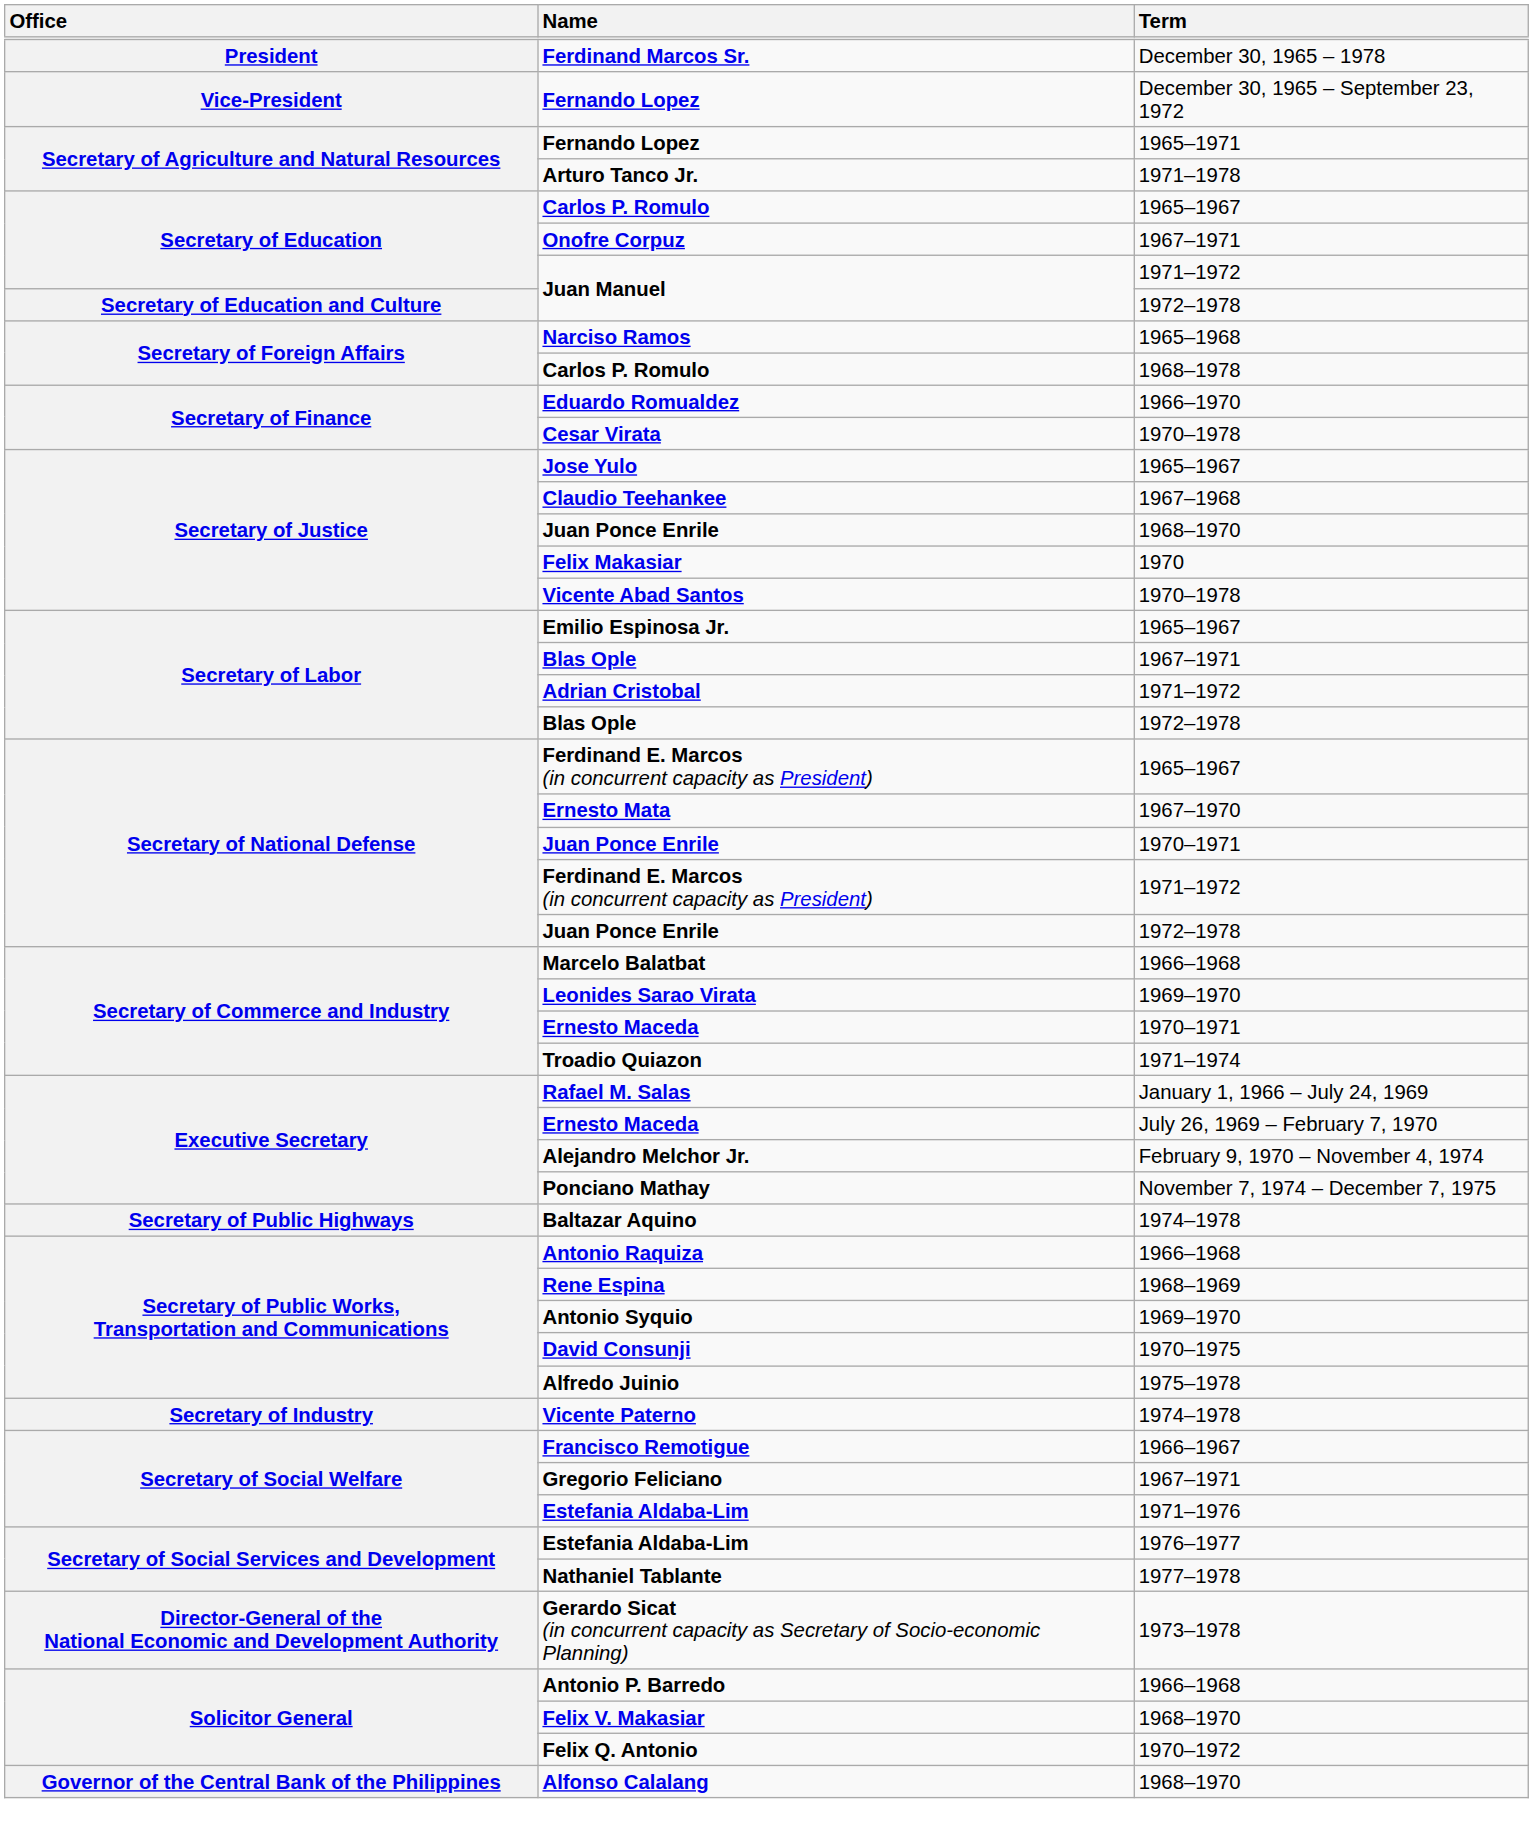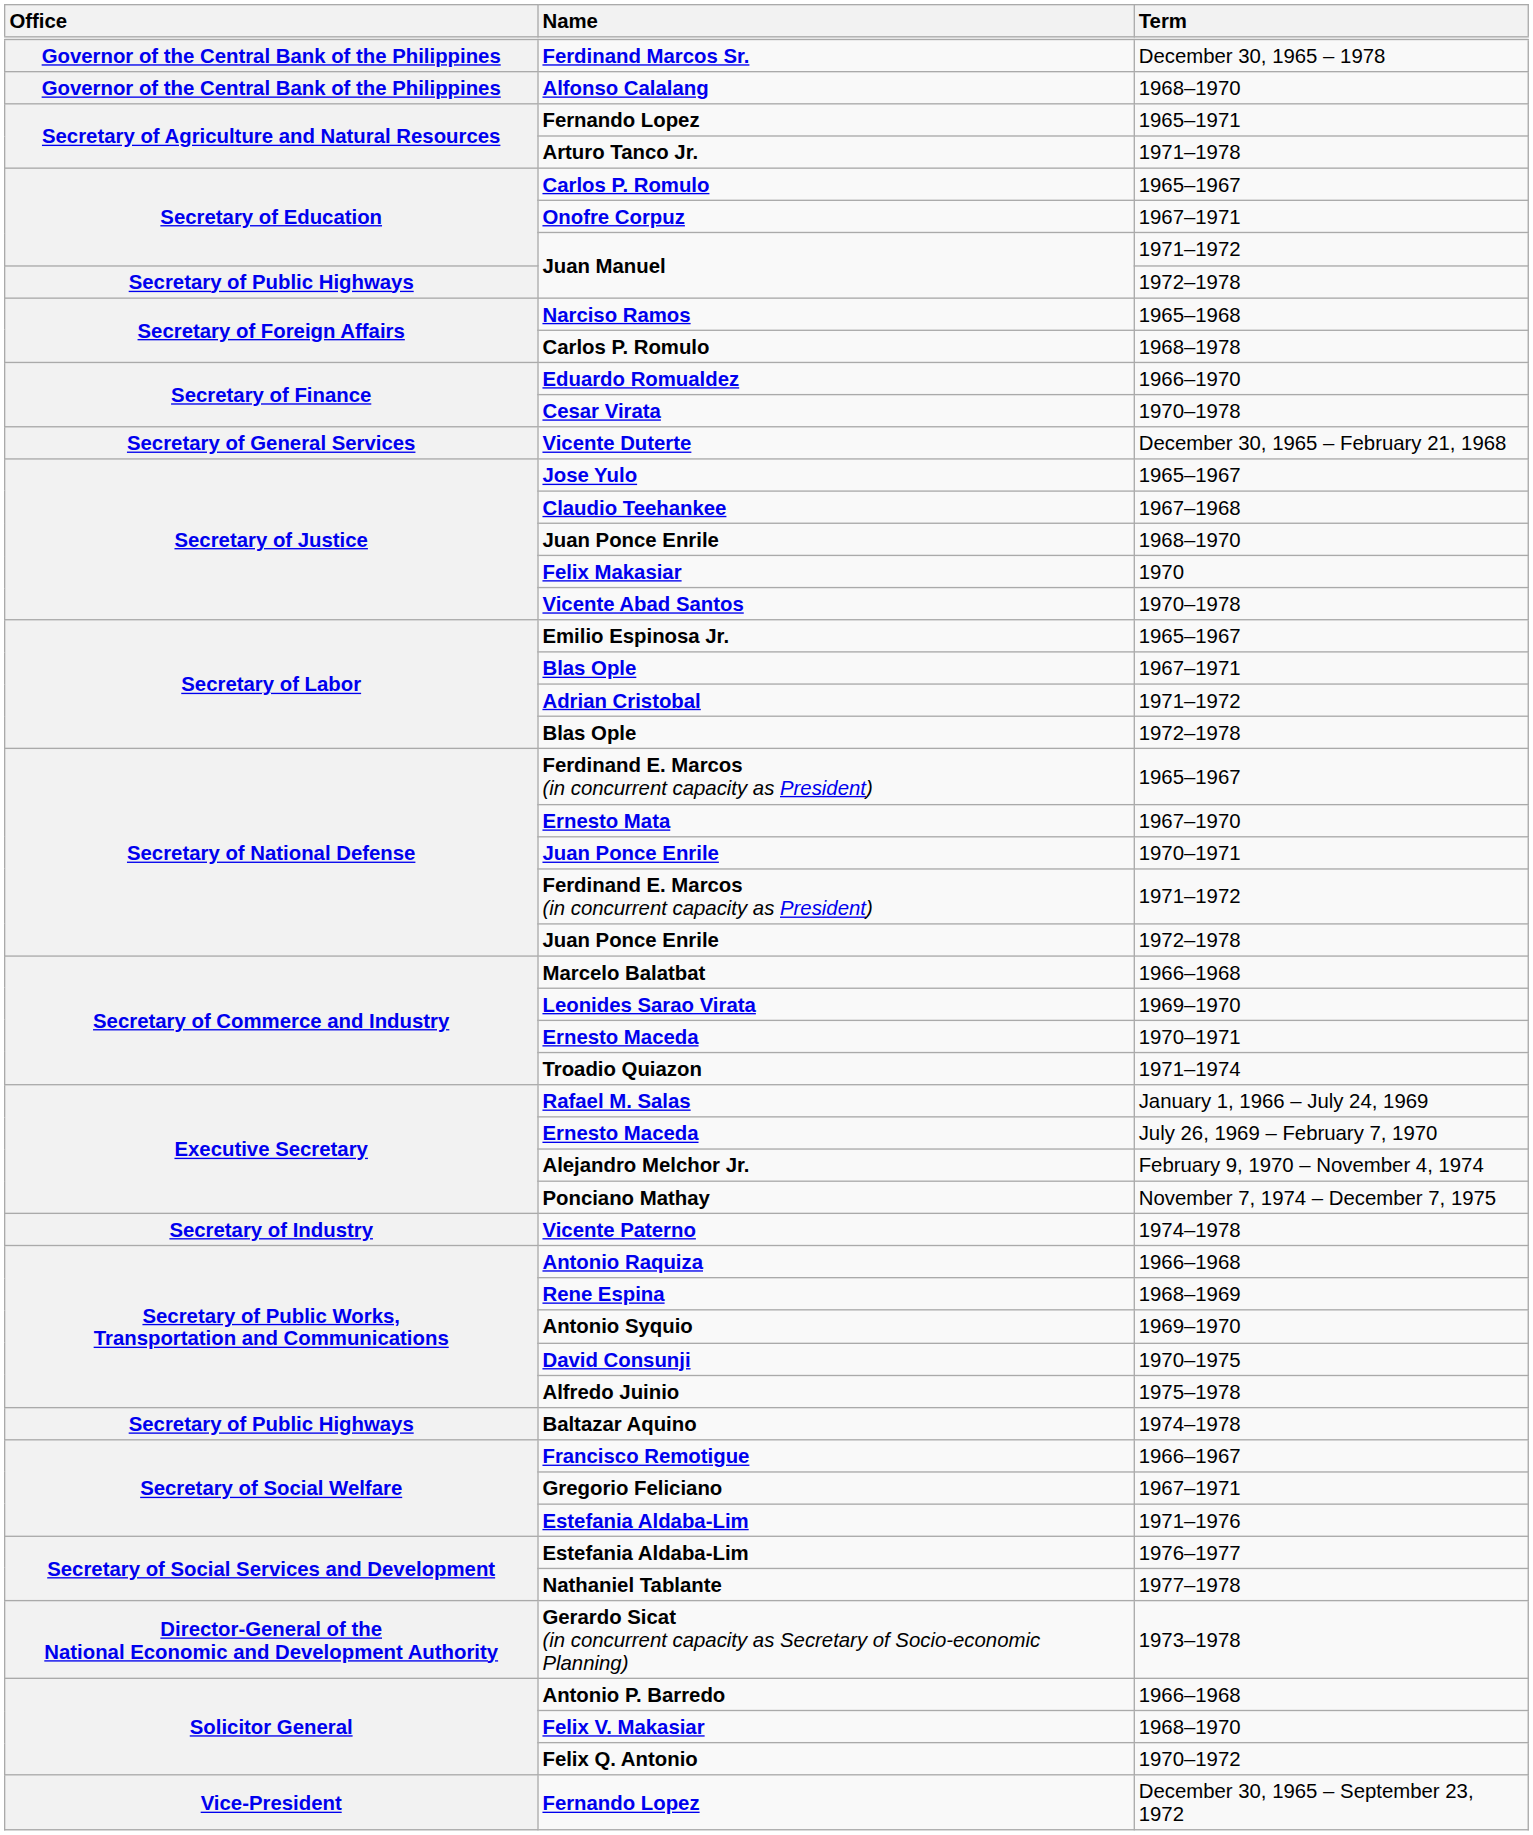(271, 56) President -> (271, 56) Governor of the Central Bank of the Philippines
rows swapped: (621, 100) <-> (626, 1782)
(271, 304) Secretary of Education and Culture -> (271, 282) Secretary of Public Highways
+ row: (617, 443)
rows swapped: (619, 1414) <-> (620, 1221)
